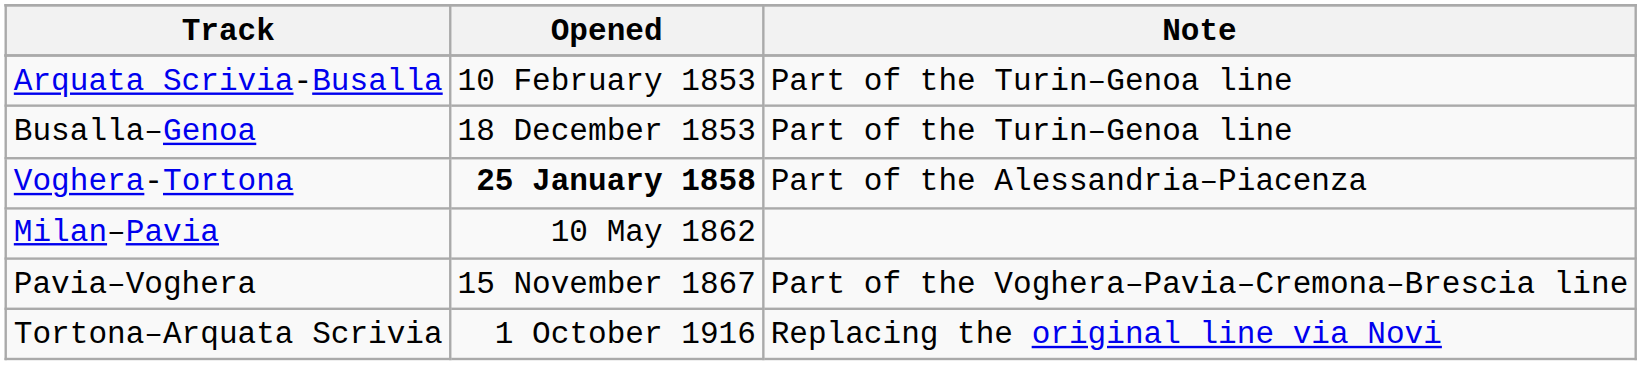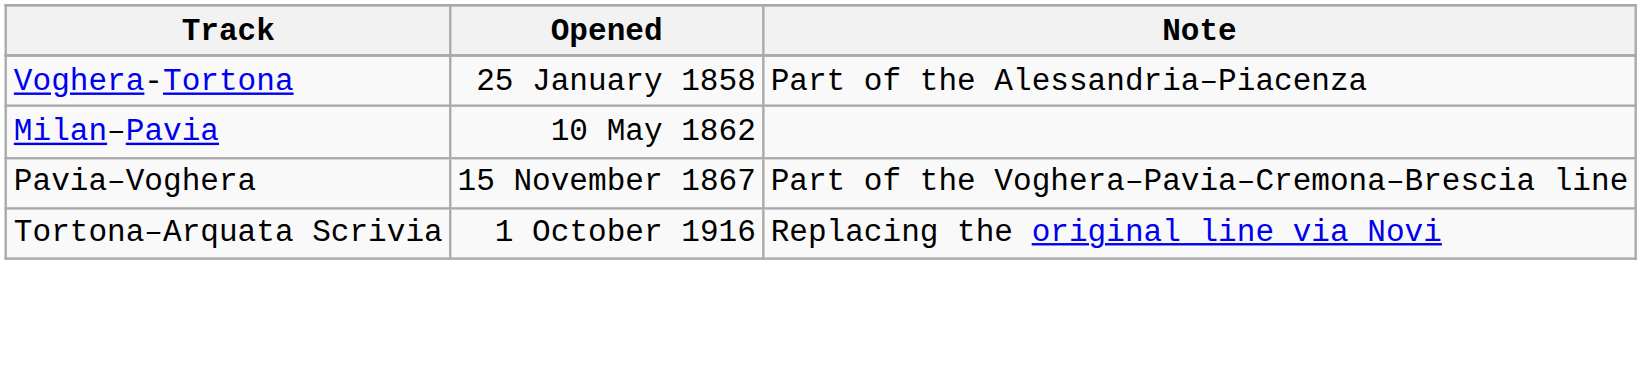- row: (228, 81)
- row: (135, 132)
(616, 182) bold -> (616, 81) normal
